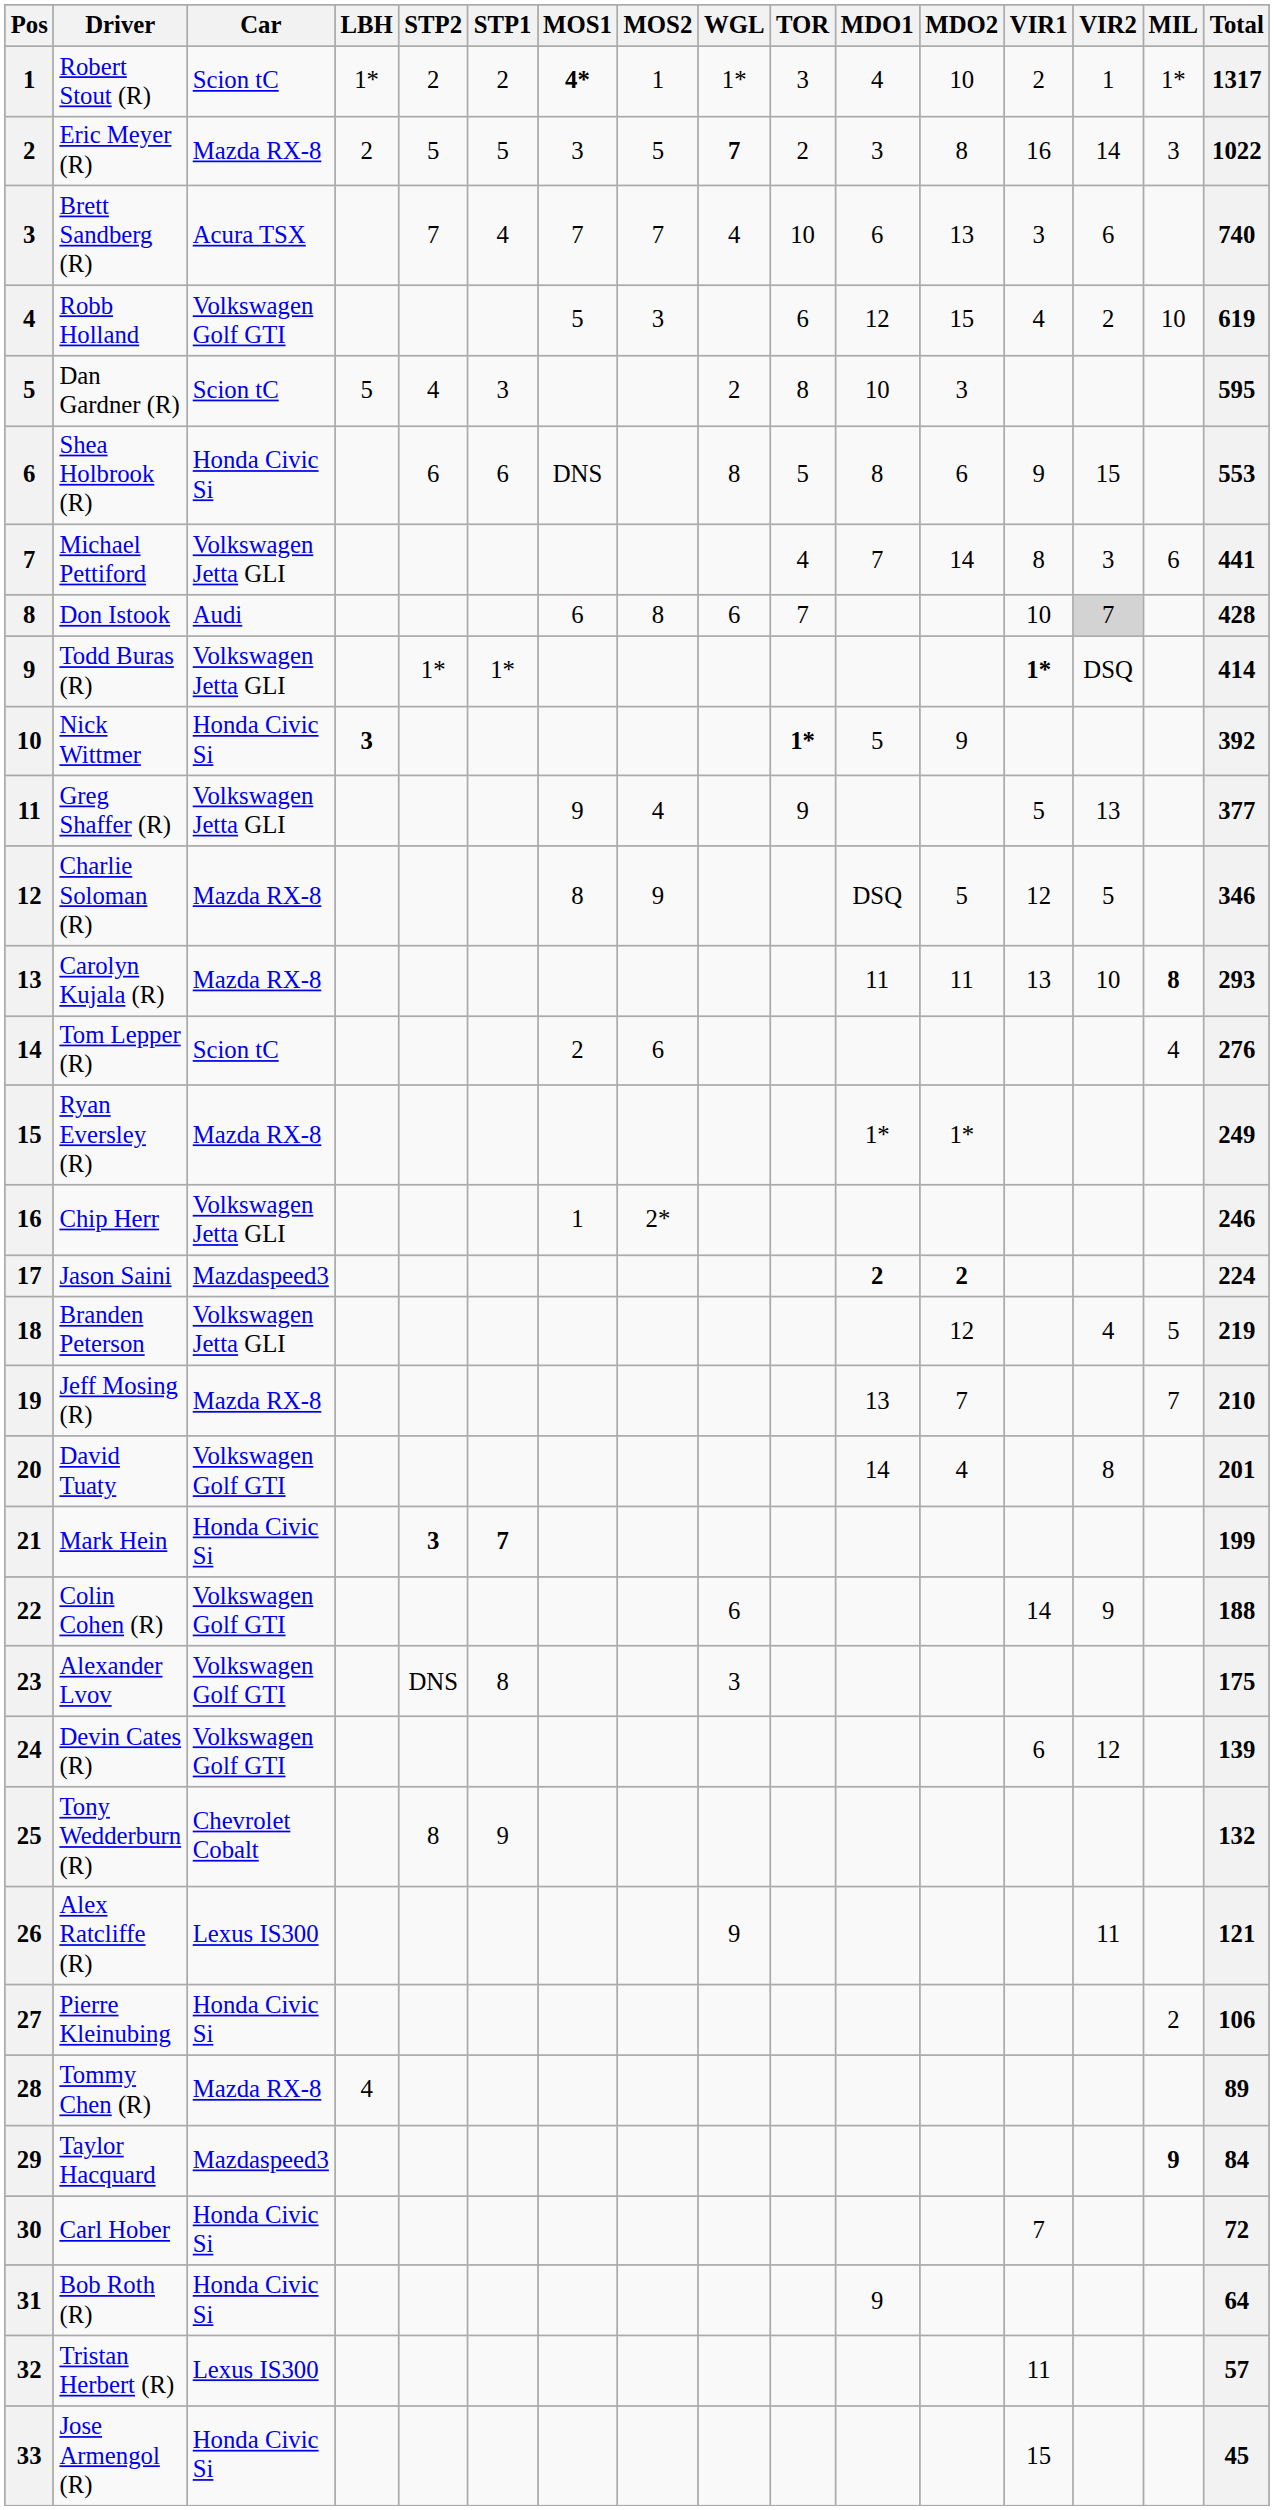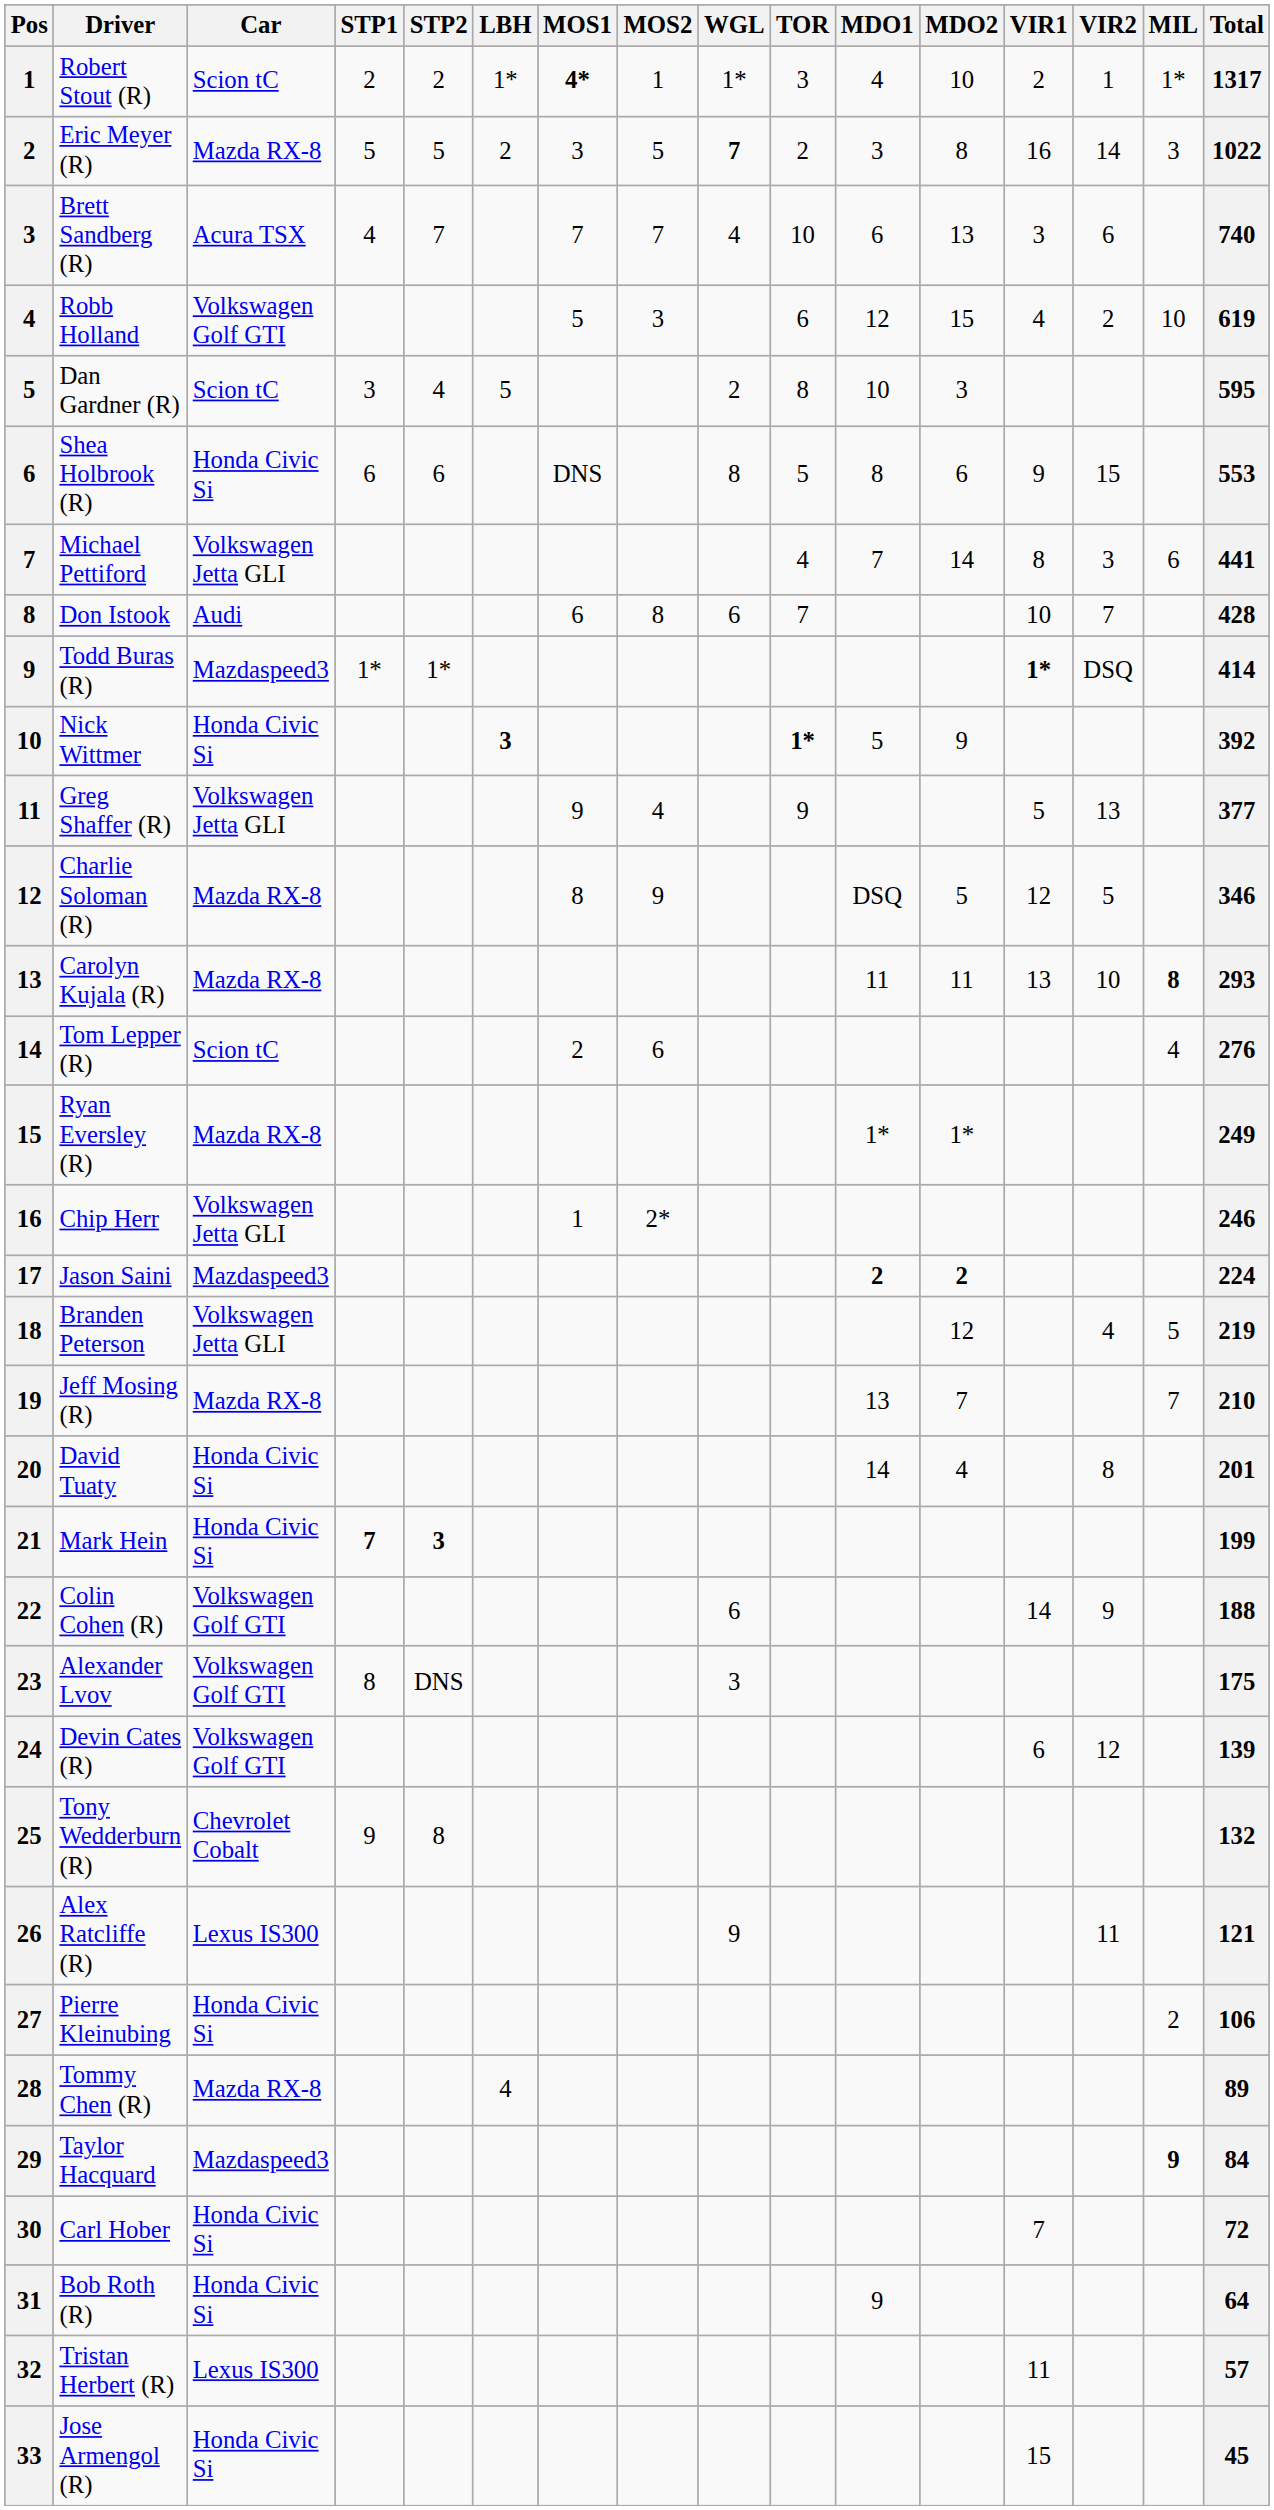columns swapped: (503, 25) <-> (367, 25)
(1108, 615) lightgrey background -> (1108, 615) no background
(253, 670) Volkswagen Jetta GLI -> (261, 670) Mazdaspeed3
(253, 1470) Volkswagen Golf GTI -> (256, 1470) Honda Civic Si
